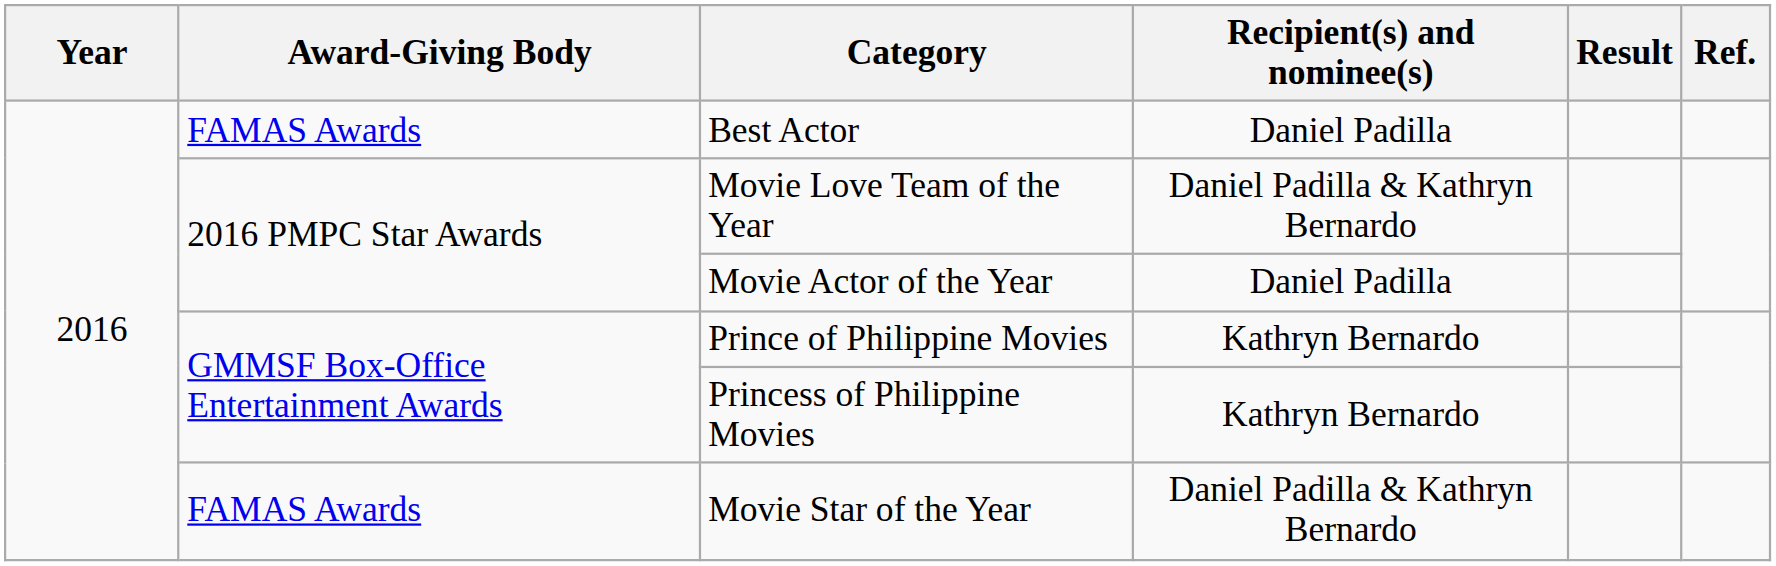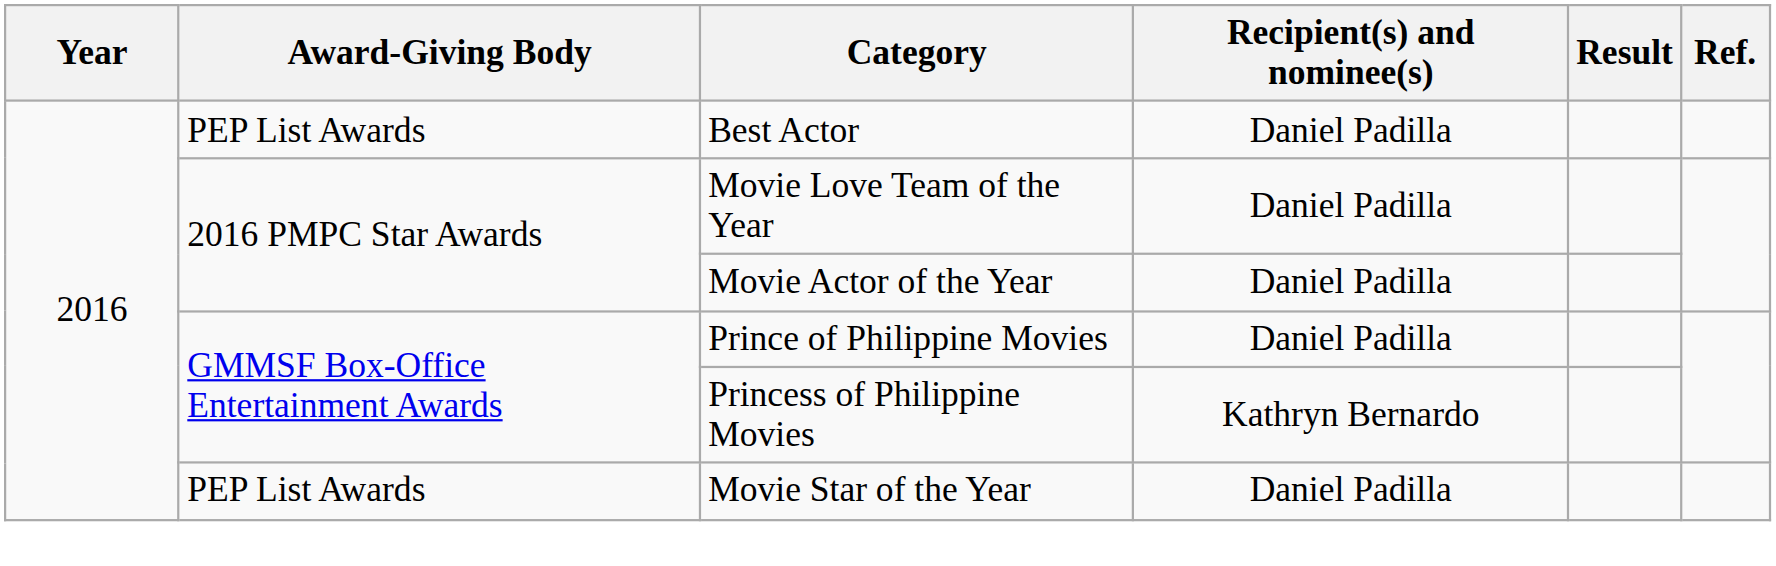(304, 128) FAMAS Awards -> (306, 128) PEP List Awards
(1351, 205) Daniel Padilla & Kathryn Bernardo -> (1351, 205) Daniel Padilla
(1351, 337) Kathryn Bernardo -> (1351, 337) Daniel Padilla
(304, 510) FAMAS Awards -> (306, 490) PEP List Awards
(1351, 510) Daniel Padilla & Kathryn Bernardo -> (1351, 490) Daniel Padilla
